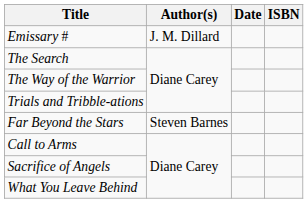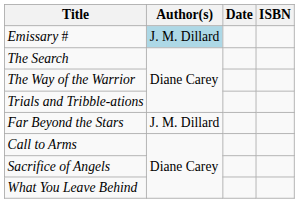(185, 36) no background -> (185, 36) lightblue background
(189, 123) Steven Barnes -> (185, 123) J. M. Dillard
